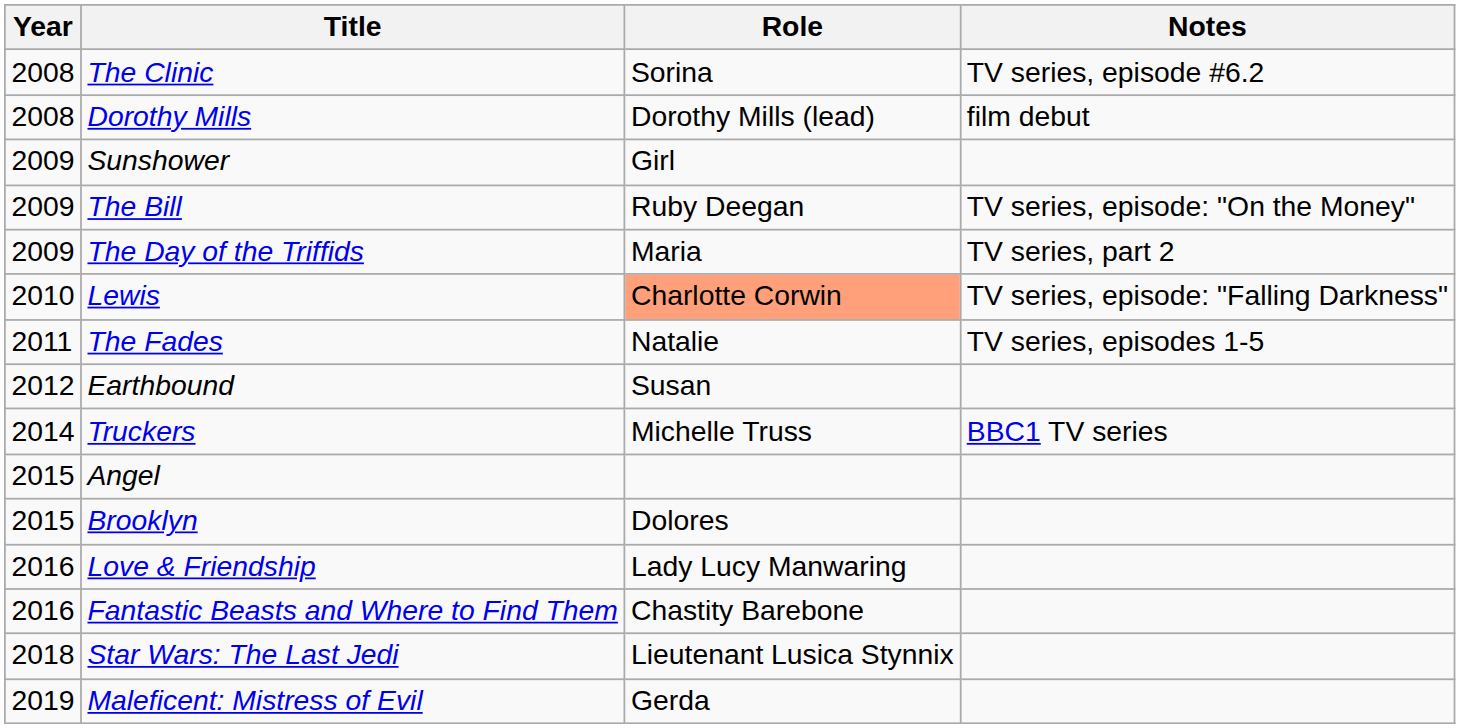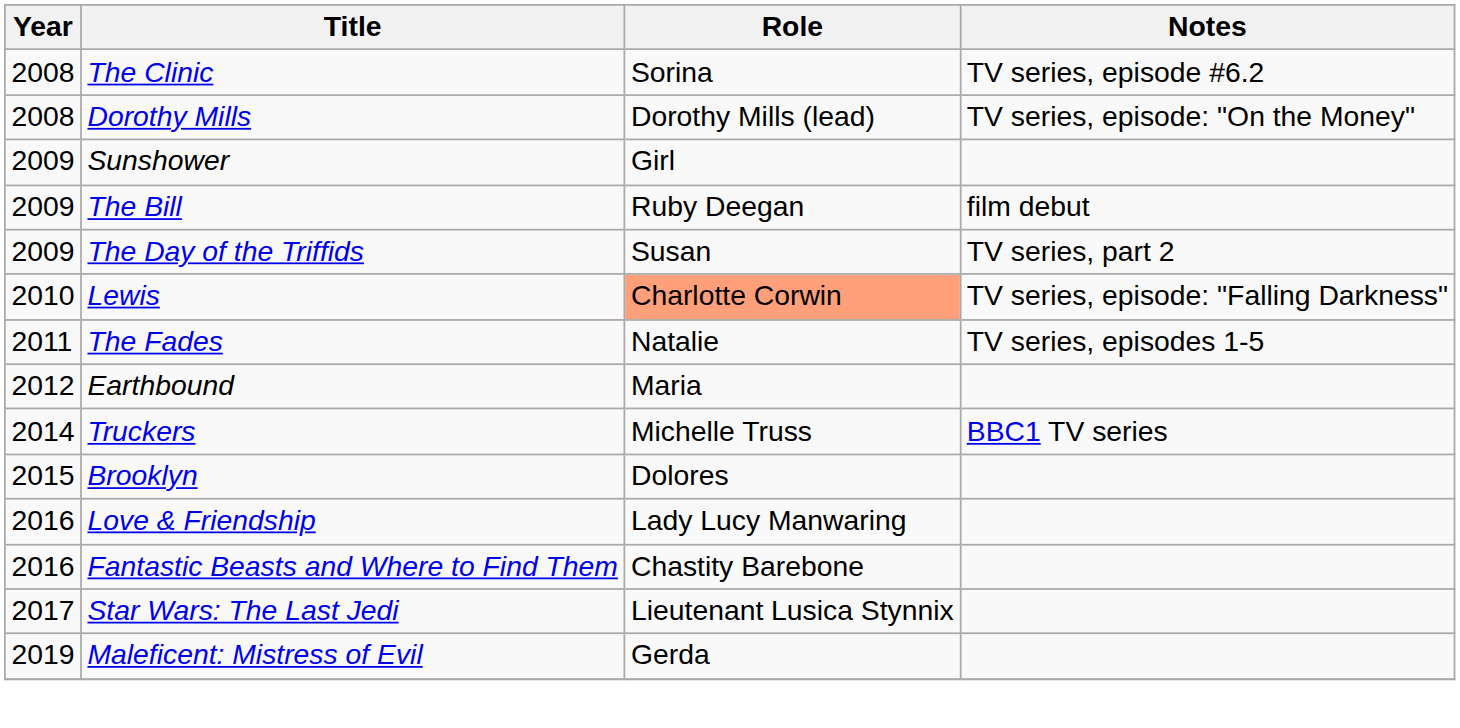(1028, 116) film debut -> (1191, 116) TV series, episode: "On the Money"
(1191, 206) TV series, episode: "On the Money" -> (1028, 206) film debut
(666, 251) Maria -> (671, 251) Susan
(671, 386) Susan -> (666, 386) Maria
- row: (124, 476)
(43, 655) 2018 -> (43, 610) 2017
